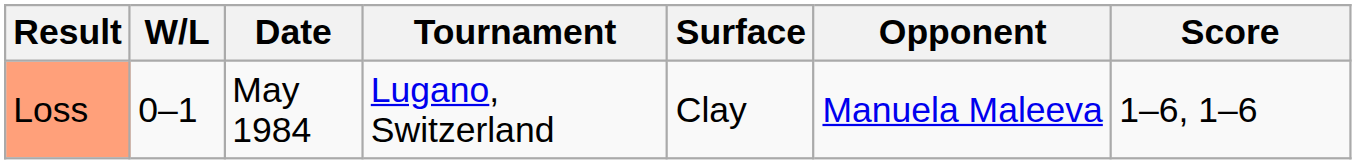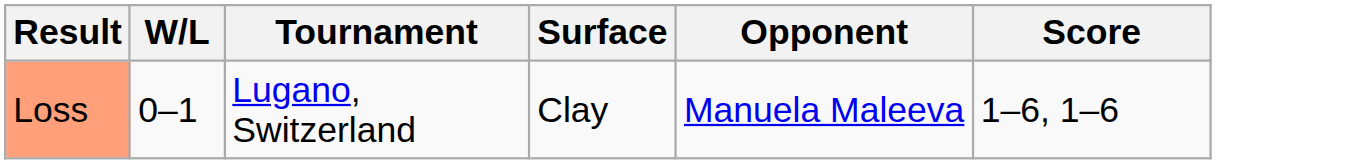- column: (293, 32)
